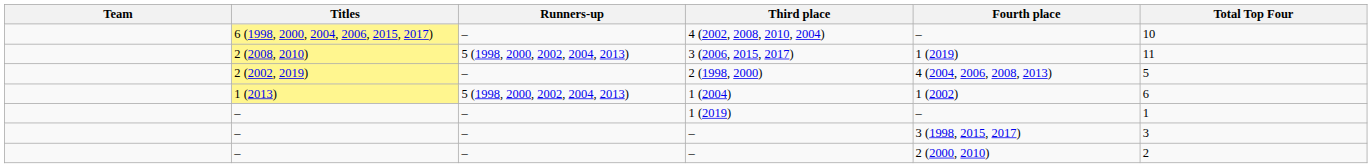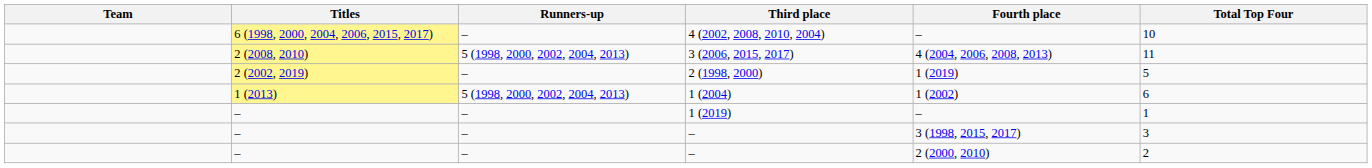(937, 53) 1 (2019) -> (984, 53) 4 (2004, 2006, 2008, 2013)
(984, 73) 4 (2004, 2006, 2008, 2013) -> (937, 73) 1 (2019)
